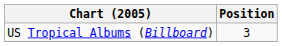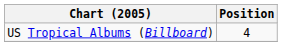(247, 32) 3 -> (247, 32) 4
